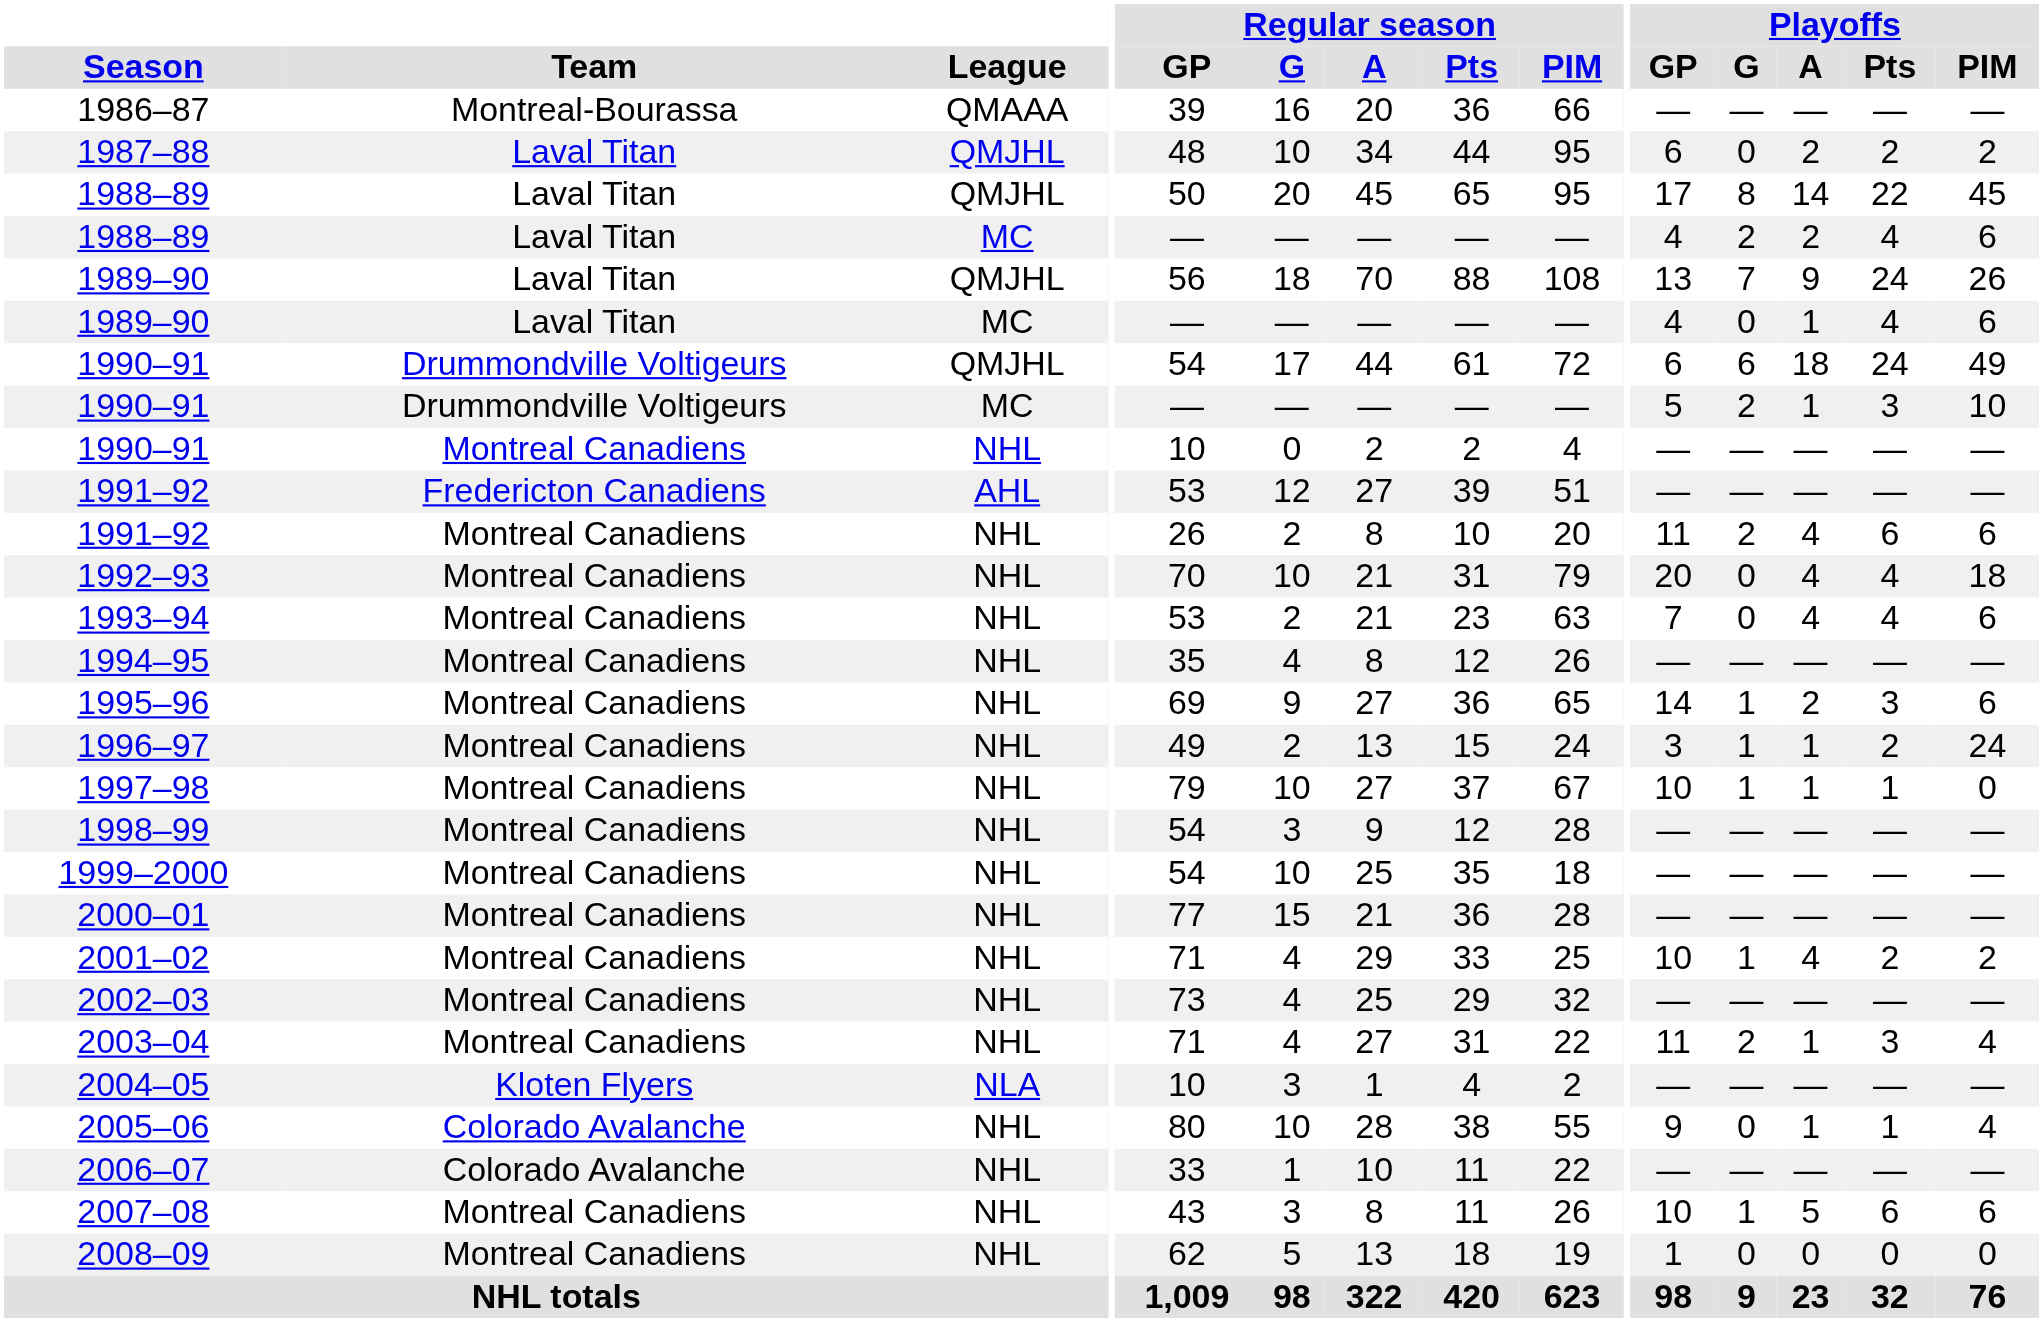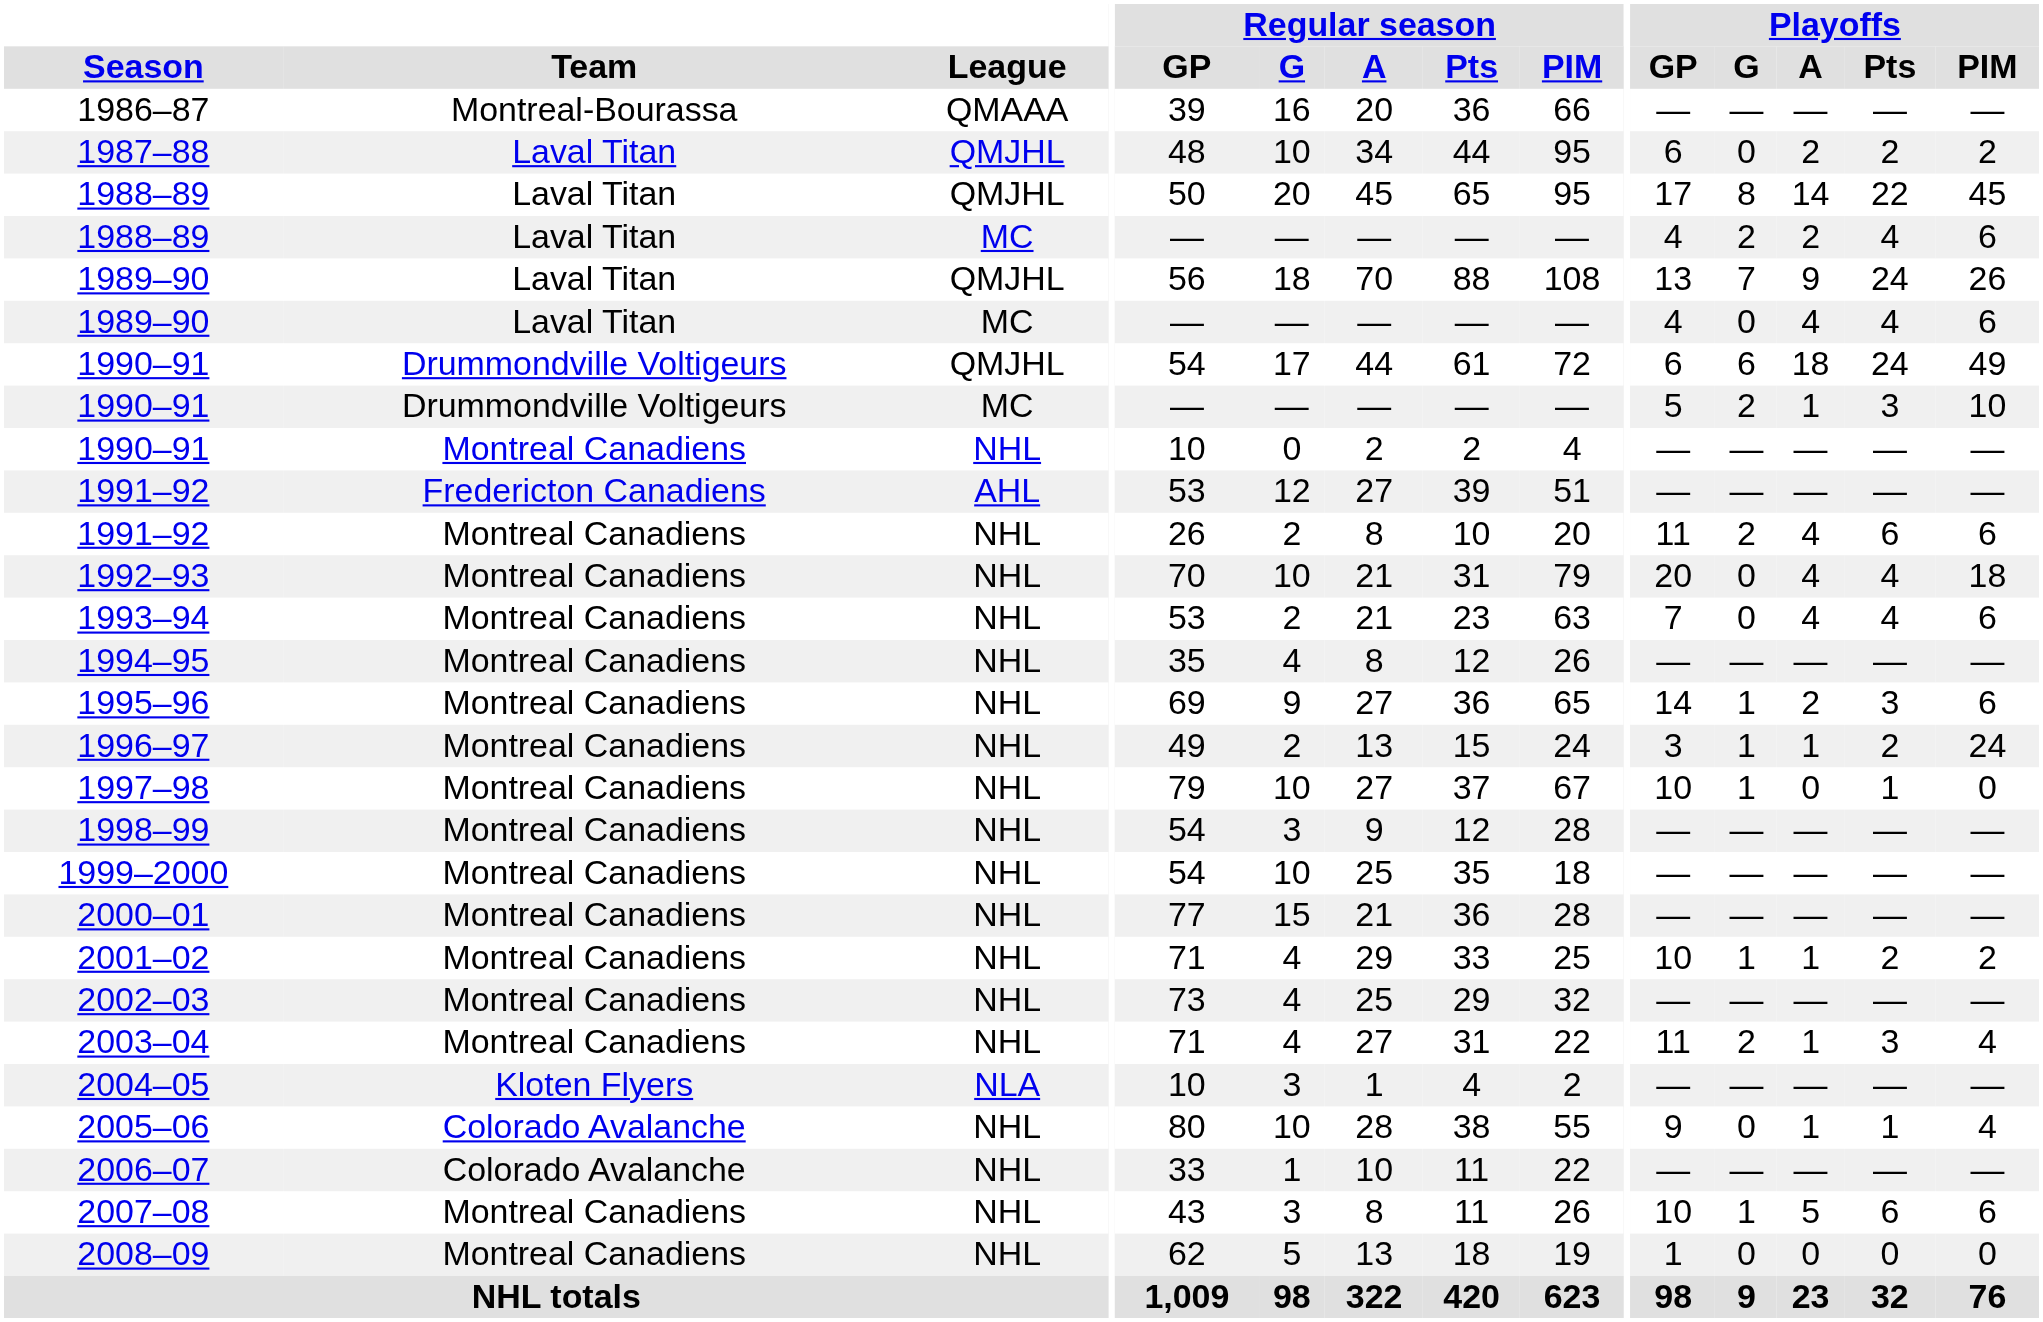(1811, 321) 1 -> (1811, 321) 4
(1811, 787) 1 -> (1811, 787) 0
(1811, 957) 4 -> (1811, 957) 1
